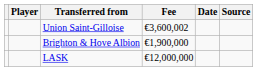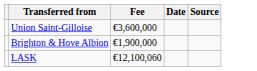- column: (25, 12)
(166, 27) €3,600,002 -> (135, 27) €3,600,000
(169, 58) €12,000,000 -> (137, 58) €12,100,060
